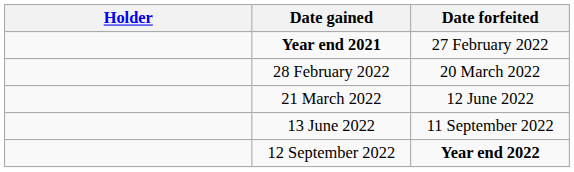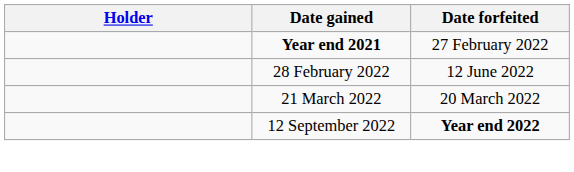(490, 72) 20 March 2022 -> (490, 72) 12 June 2022
(490, 99) 12 June 2022 -> (490, 99) 20 March 2022
- row: (331, 126)
